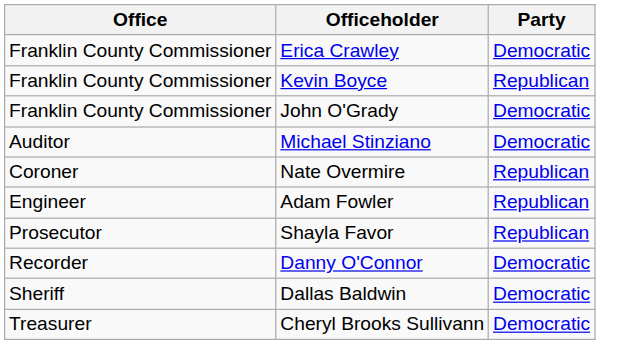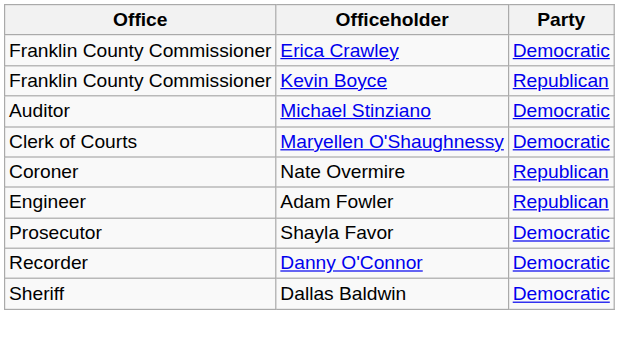- row: (339, 111)
+ row: (392, 141)
(541, 232) Republican -> (561, 232) Democratic
- row: (382, 324)
